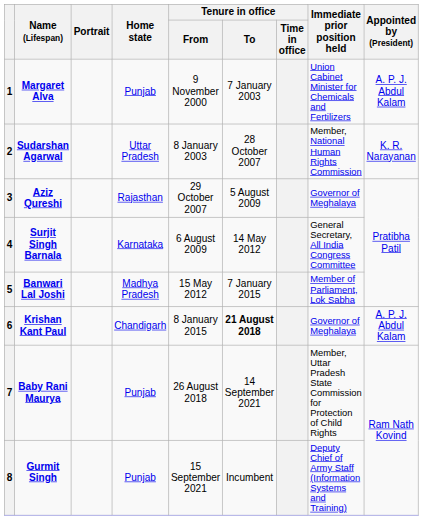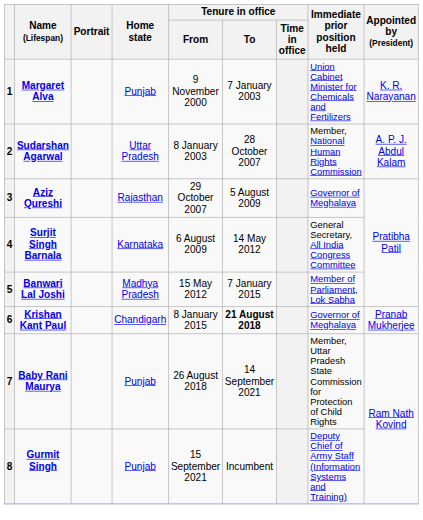(391, 91) A. P. J. Abdul Kalam -> (391, 91) K. R. Narayanan
(391, 151) K. R. Narayanan -> (391, 151) A. P. J. Abdul Kalam
(391, 326) A. P. J. Abdul Kalam -> (391, 320) Pranab Mukherjee
